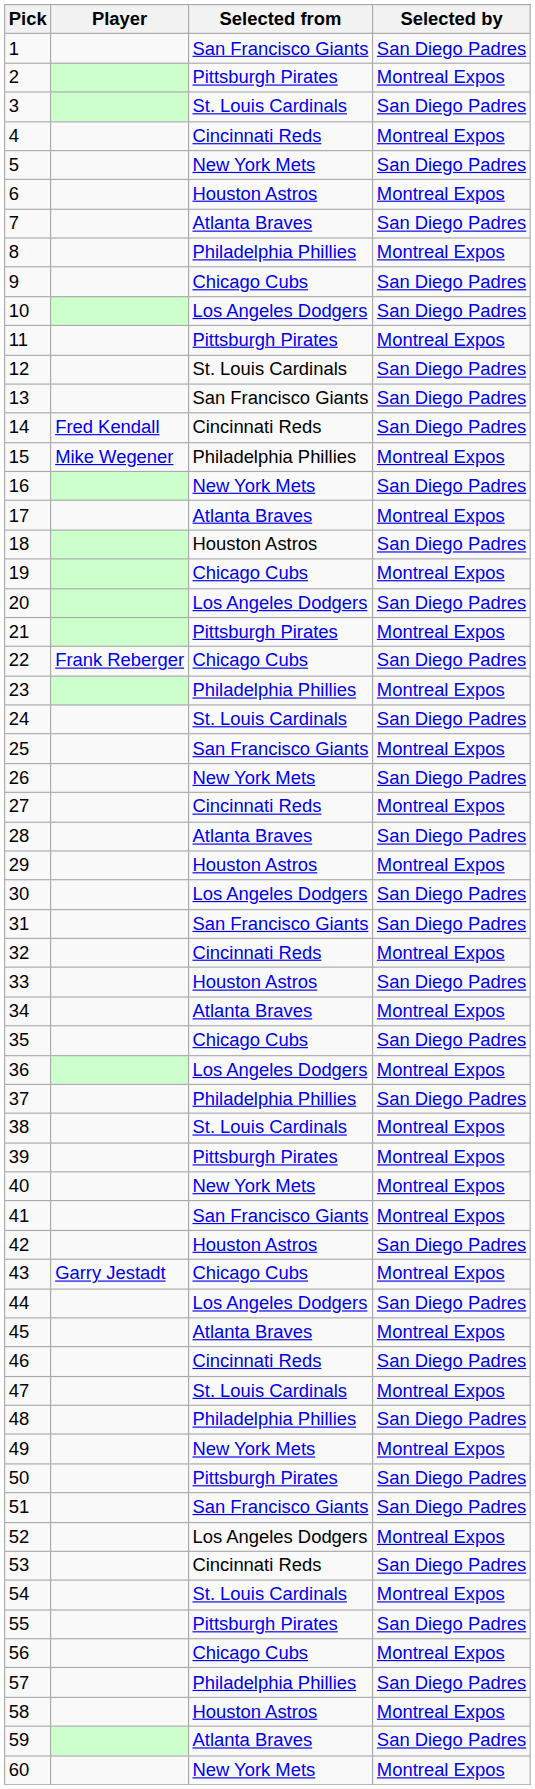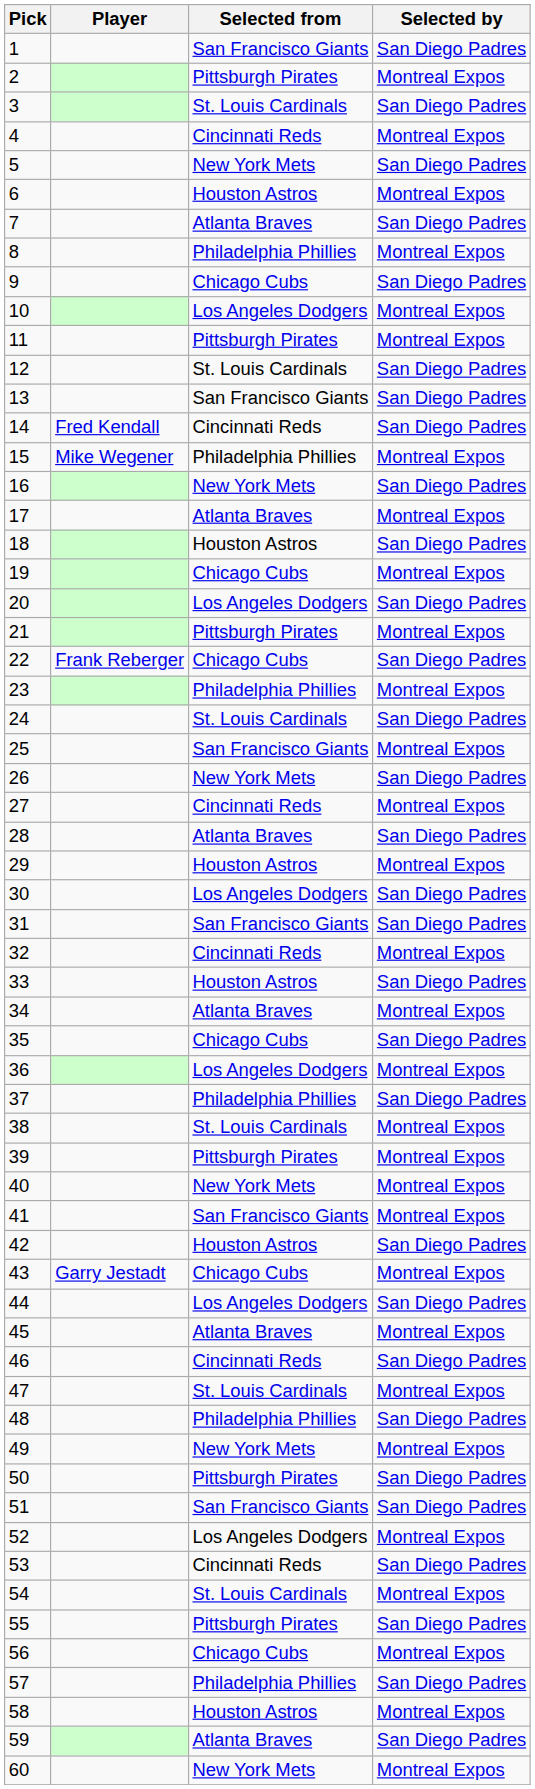(452, 310) San Diego Padres -> (441, 310) Montreal Expos
